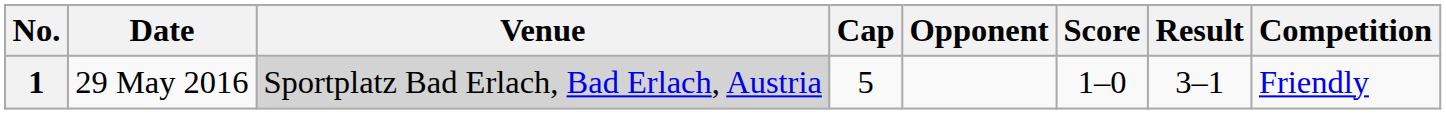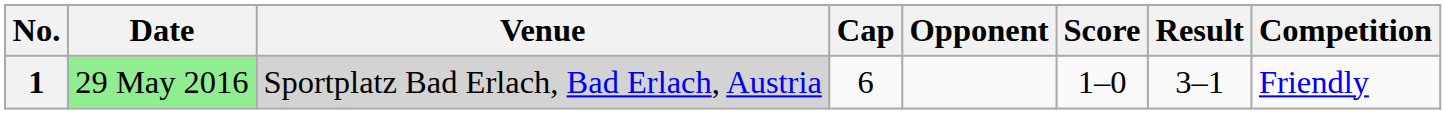(162, 81) no background -> (162, 81) lightgreen background
(866, 81) 5 -> (866, 81) 6
